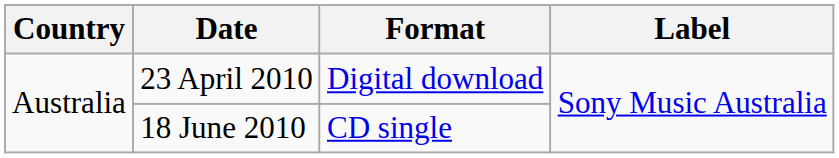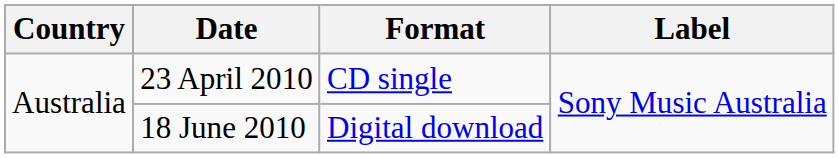(435, 78) Digital download -> (389, 78) CD single
(389, 127) CD single -> (435, 127) Digital download
